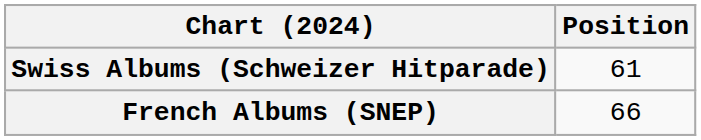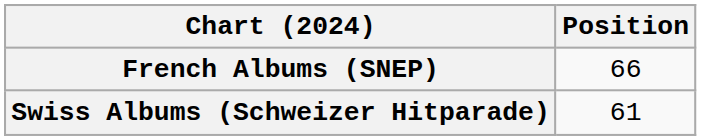rows swapped: (281, 113) <-> (281, 70)
